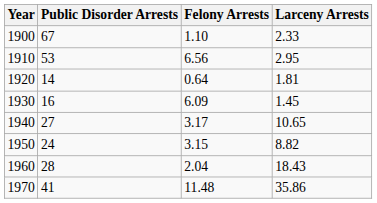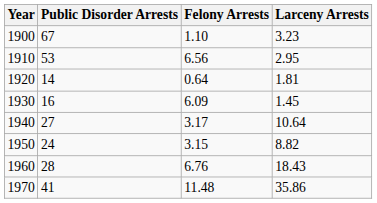(287, 36) 2.33 -> (287, 36) 3.23
(291, 123) 10.65 -> (291, 123) 10.64
(196, 166) 2.04 -> (196, 166) 6.76
